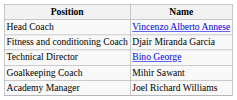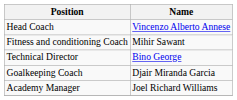(174, 42) Djair Miranda Garcia -> (159, 42) Mihir Sawant
(159, 73) Mihir Sawant -> (174, 73) Djair Miranda Garcia
